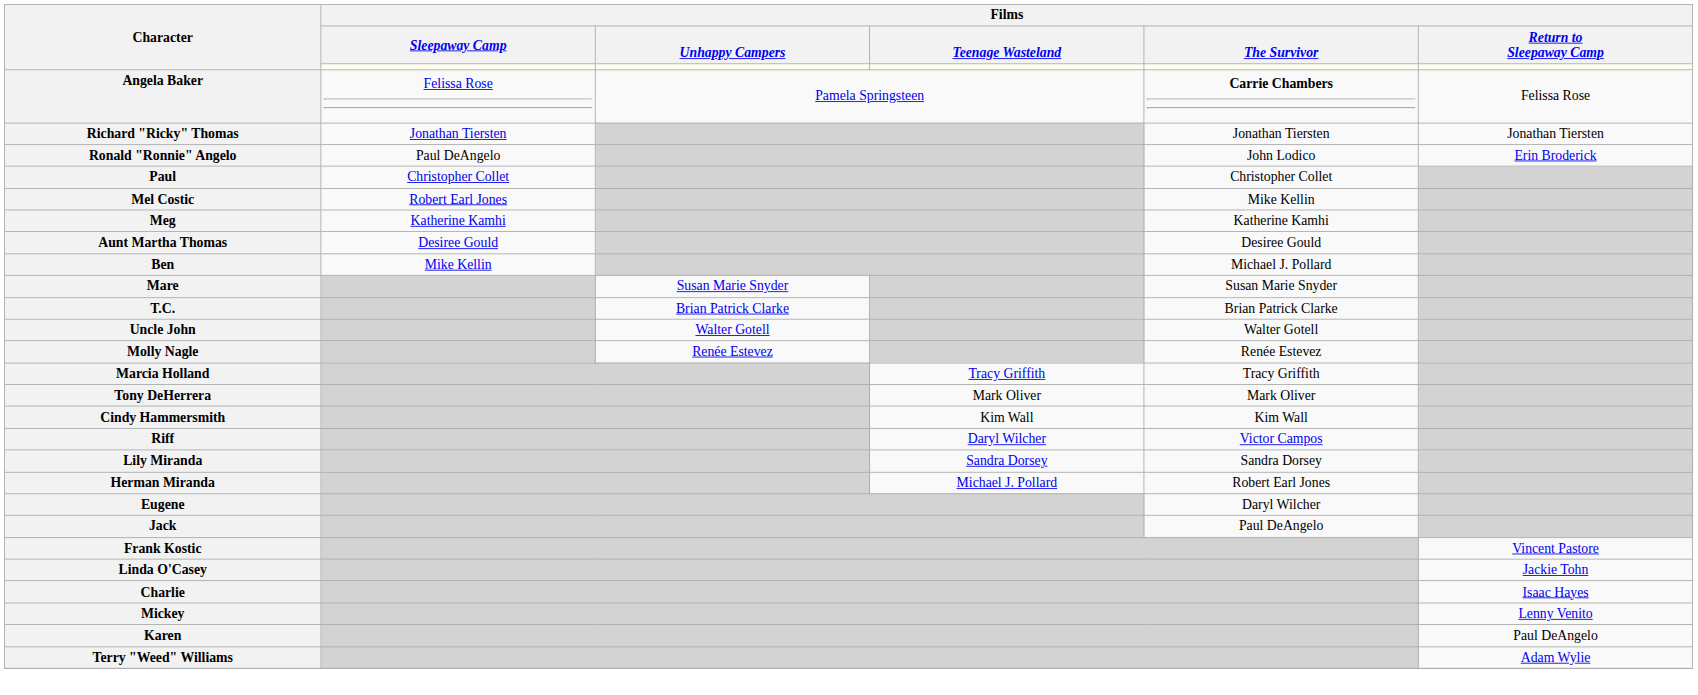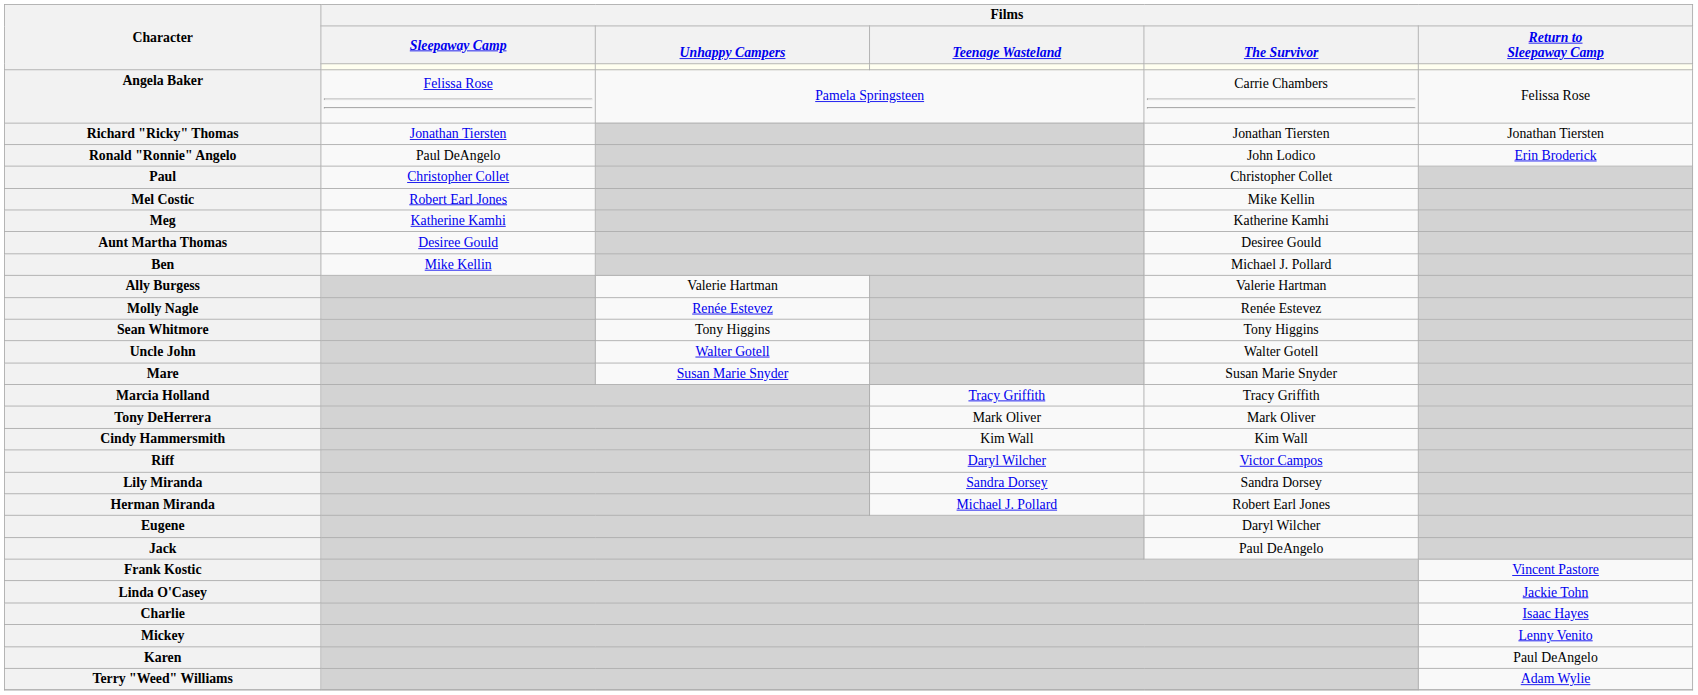(1281, 93) bold -> (1281, 93) normal
+ row: (163, 286)
rows swapped: (163, 351) <-> (163, 286)
+ row: (163, 330)
- row: (163, 308)
